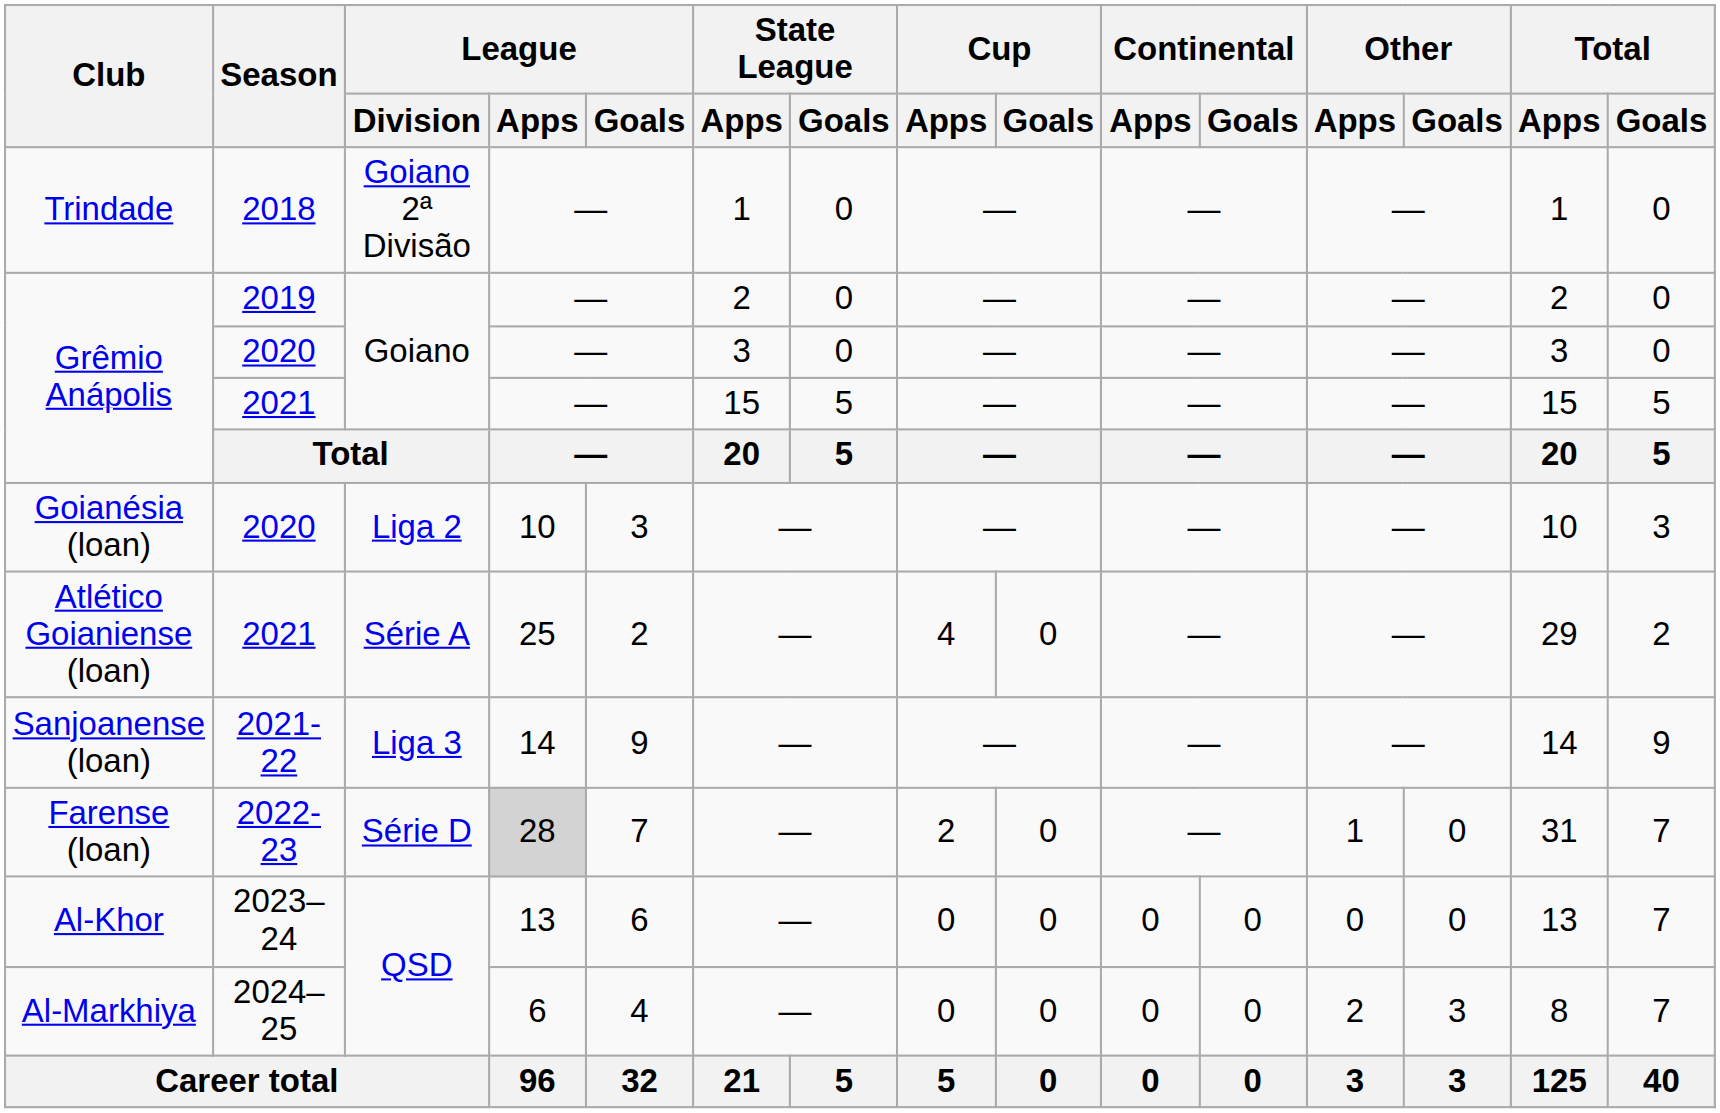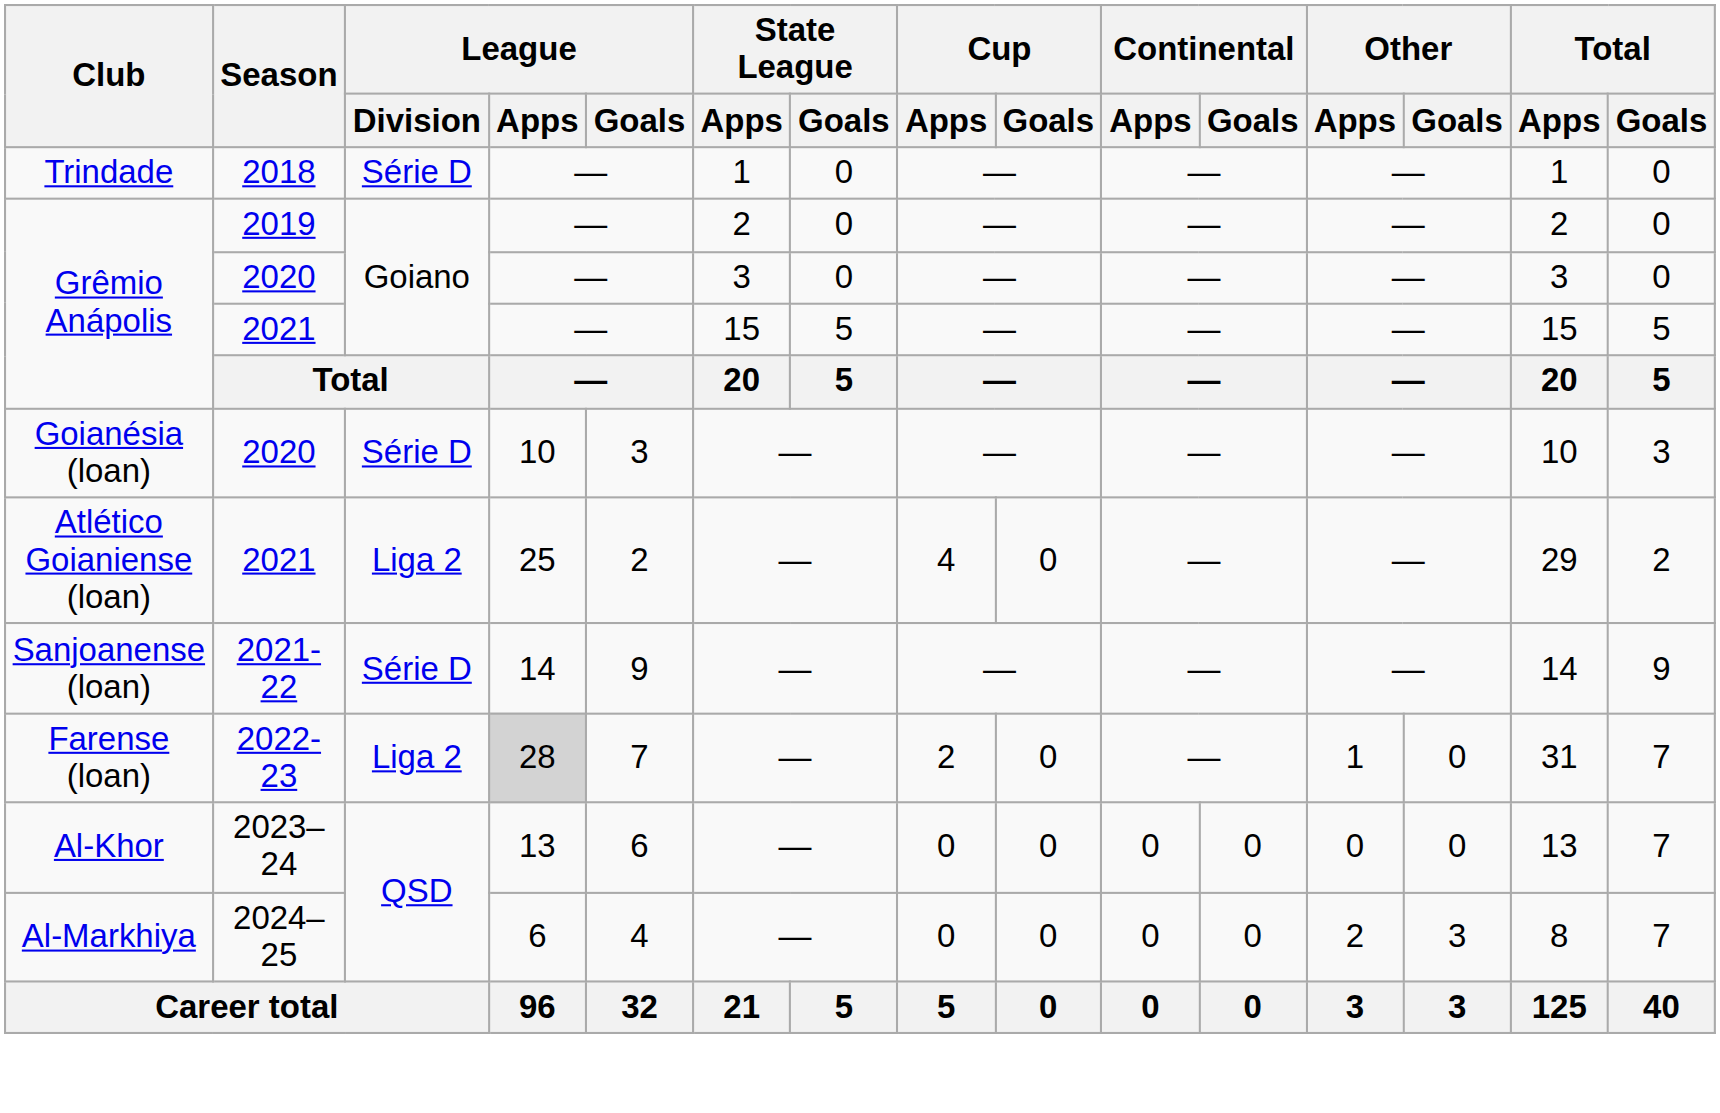(417, 209) Goiano 2ª Divisão -> (417, 172) Série D
(417, 526) Liga 2 -> (417, 452) Série D
(417, 634) Série A -> (417, 560) Liga 2
(417, 742) Liga 3 -> (417, 667) Série D
(417, 831) Série D -> (417, 757) Liga 2
